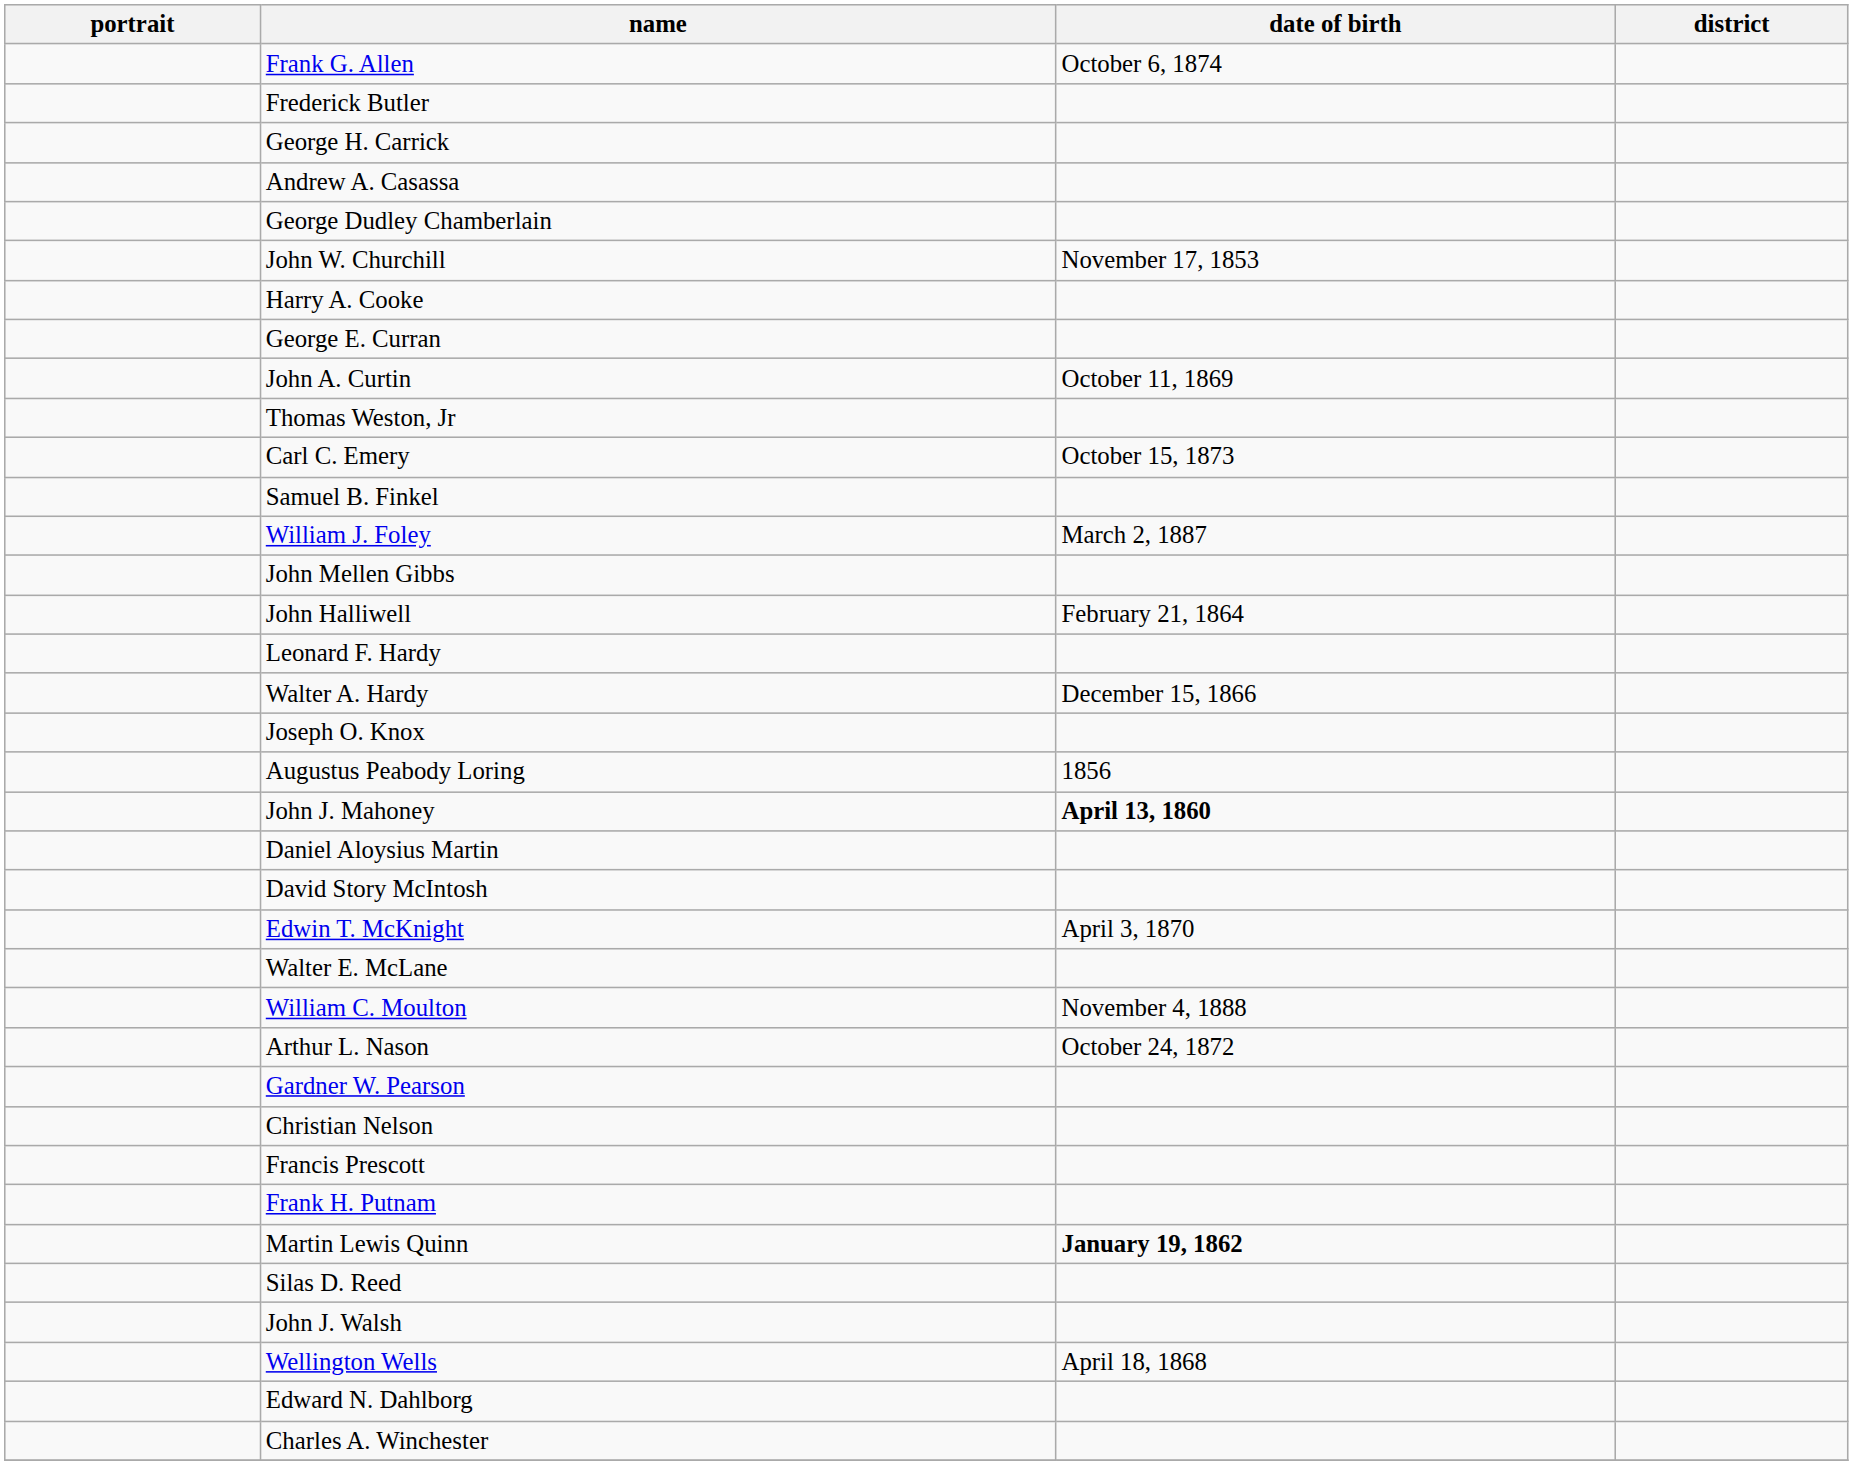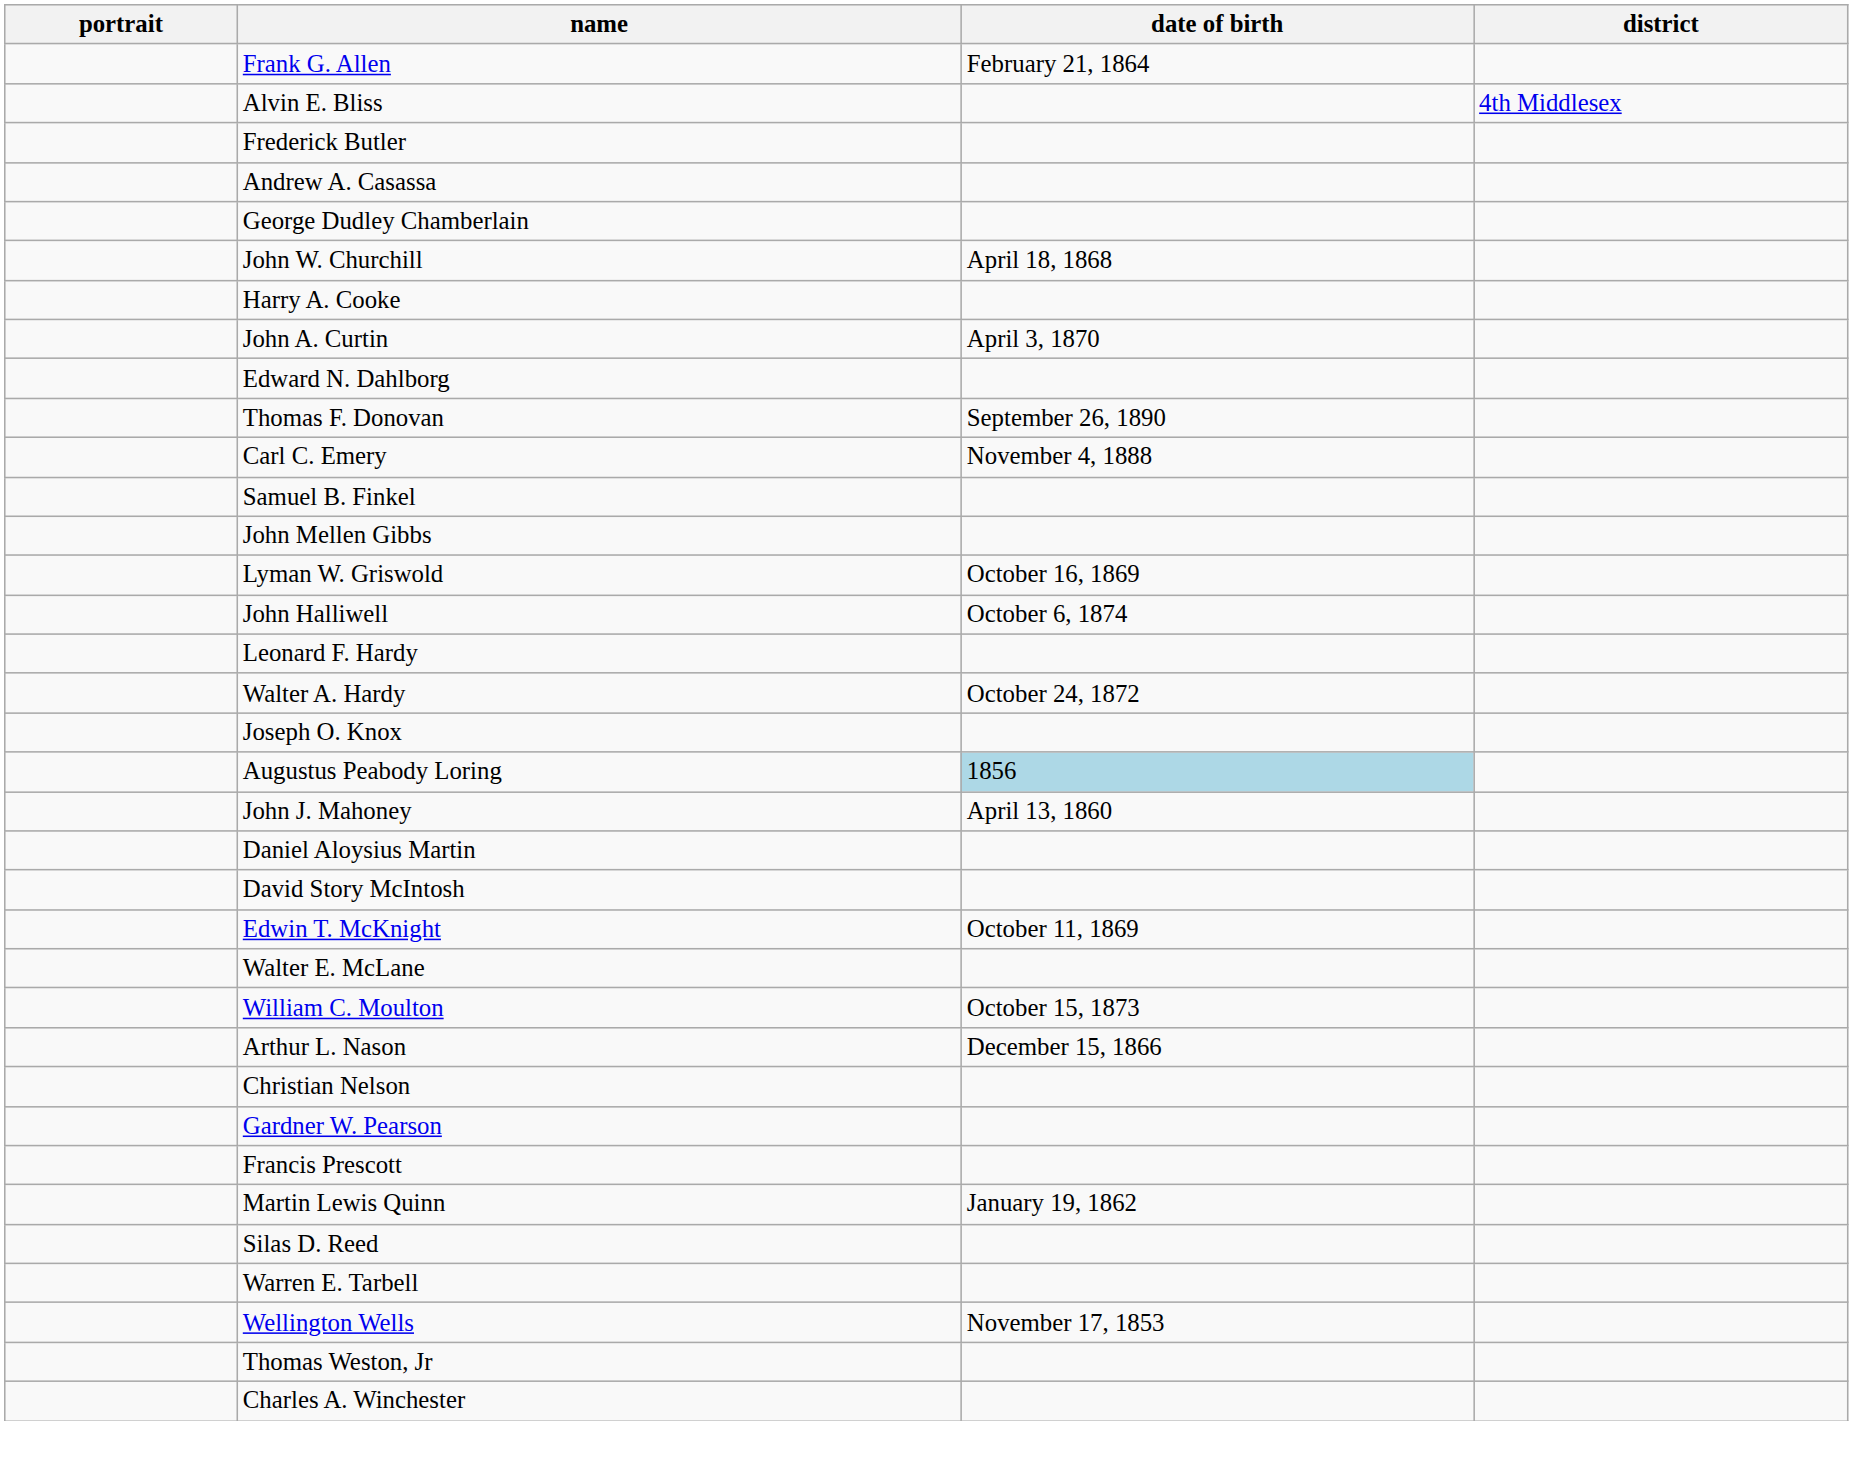(1142, 63) October 6, 1874 -> (1058, 63) February 21, 1864
+ row: (313, 102)
- row: (357, 142)
(1160, 260) November 17, 1853 -> (1039, 260) April 18, 1868
- row: (353, 338)
(1147, 378) October 11, 1869 -> (1033, 338) April 3, 1870
rows swapped: (369, 1400) <-> (361, 417)
+ row: (343, 417)
(1148, 456) October 15, 1873 -> (1059, 456) November 4, 1888
- row: (348, 535)
+ row: (343, 574)
(1153, 614) February 21, 1864 -> (1047, 614) October 6, 1874
(1159, 692) December 15, 1866 -> (1053, 692) October 24, 1872
(1086, 771) no background -> (992, 771) lightblue background
(1136, 810) bold -> (1039, 810) normal
(1128, 928) April 3, 1870 -> (1053, 928) October 11, 1869
(1154, 1007) November 4, 1888 -> (1053, 1007) October 15, 1873
(1148, 1046) October 24, 1872 -> (1064, 1046) December 15, 1866
rows swapped: (349, 1125) <-> (365, 1086)
- row: (351, 1204)
(1152, 1243) bold -> (1052, 1204) normal
+ row: (331, 1282)
- row: (334, 1322)
(1134, 1361) April 18, 1868 -> (1066, 1322) November 17, 1853
